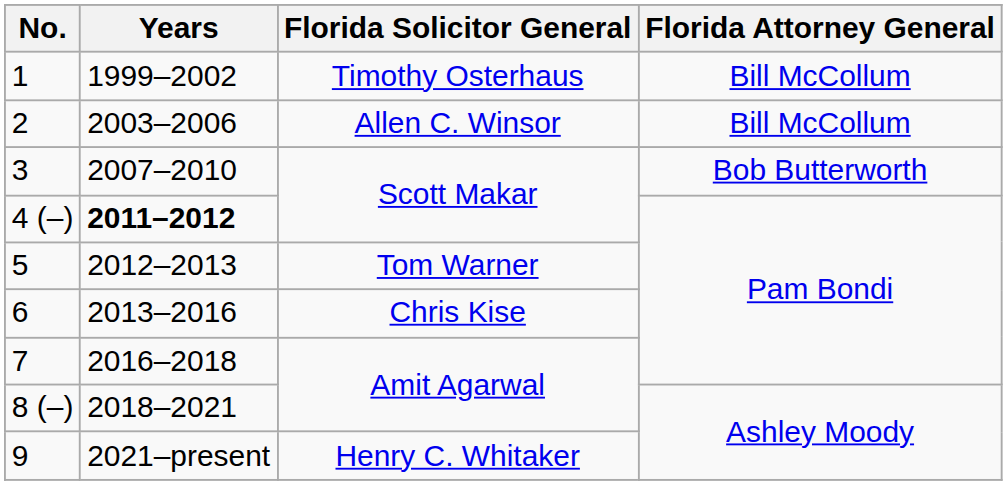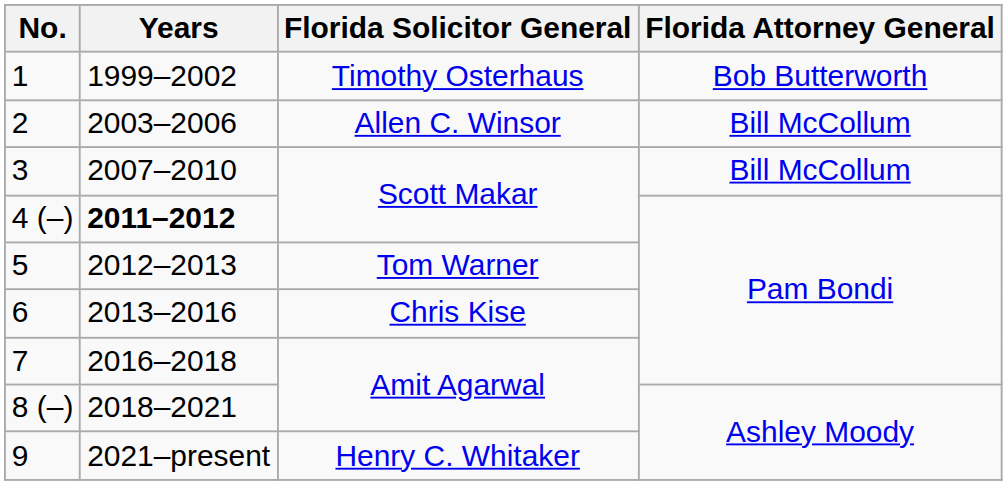(820, 75) Bill McCollum -> (820, 75) Bob Butterworth
(820, 170) Bob Butterworth -> (820, 170) Bill McCollum
